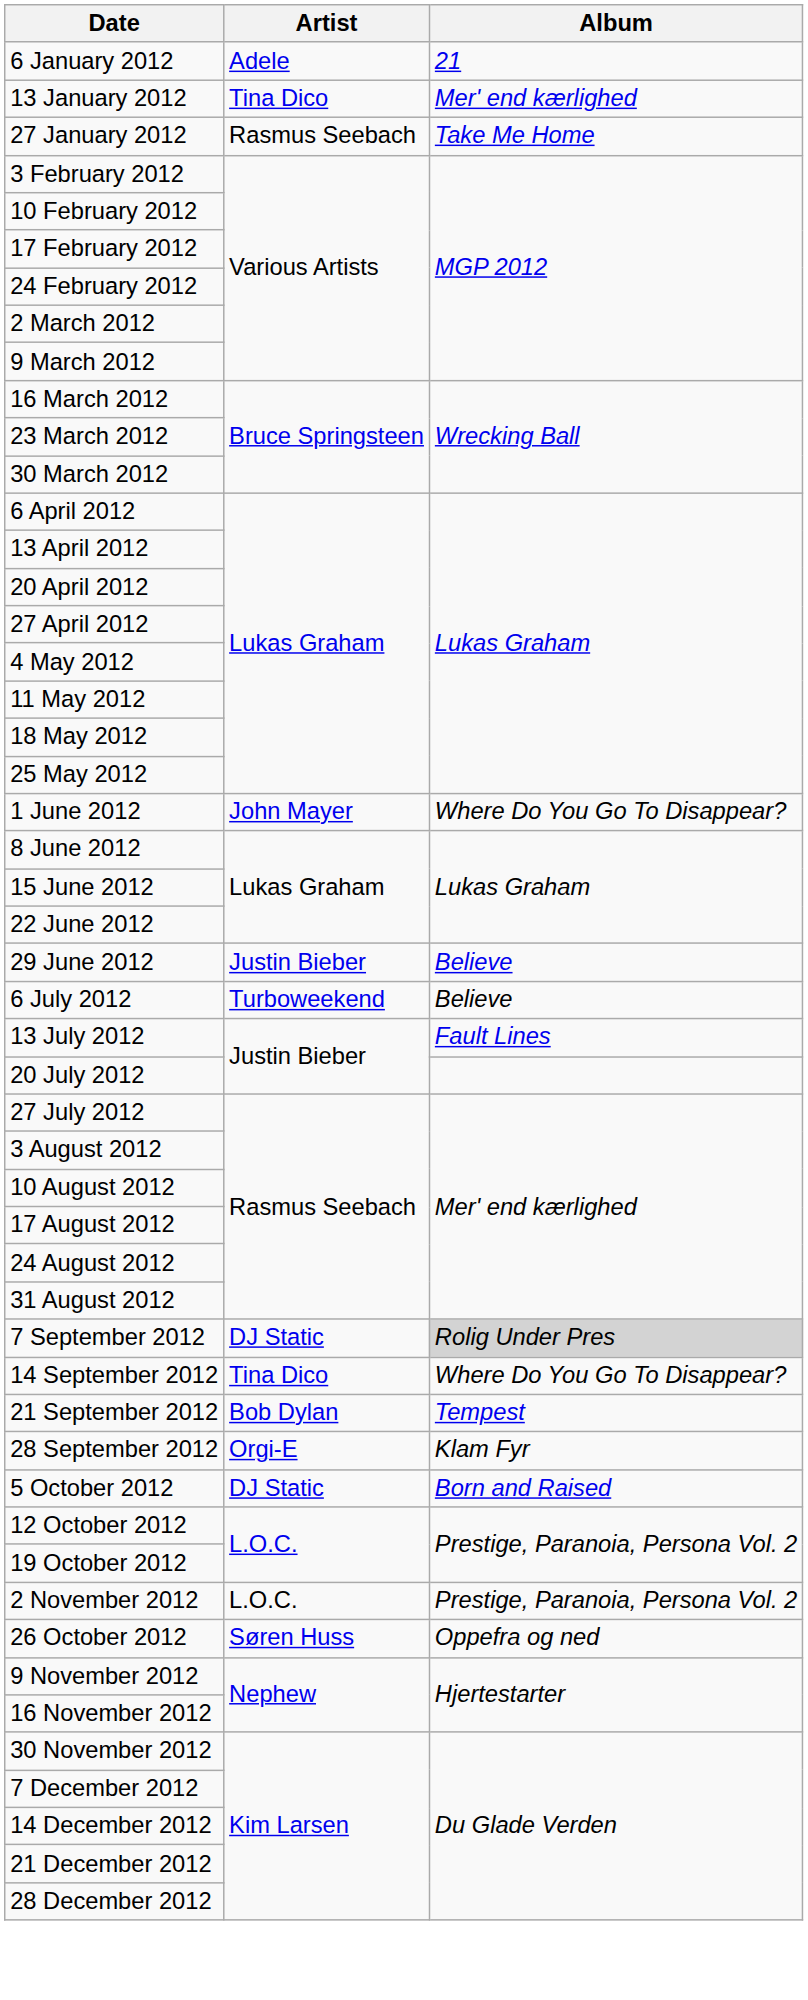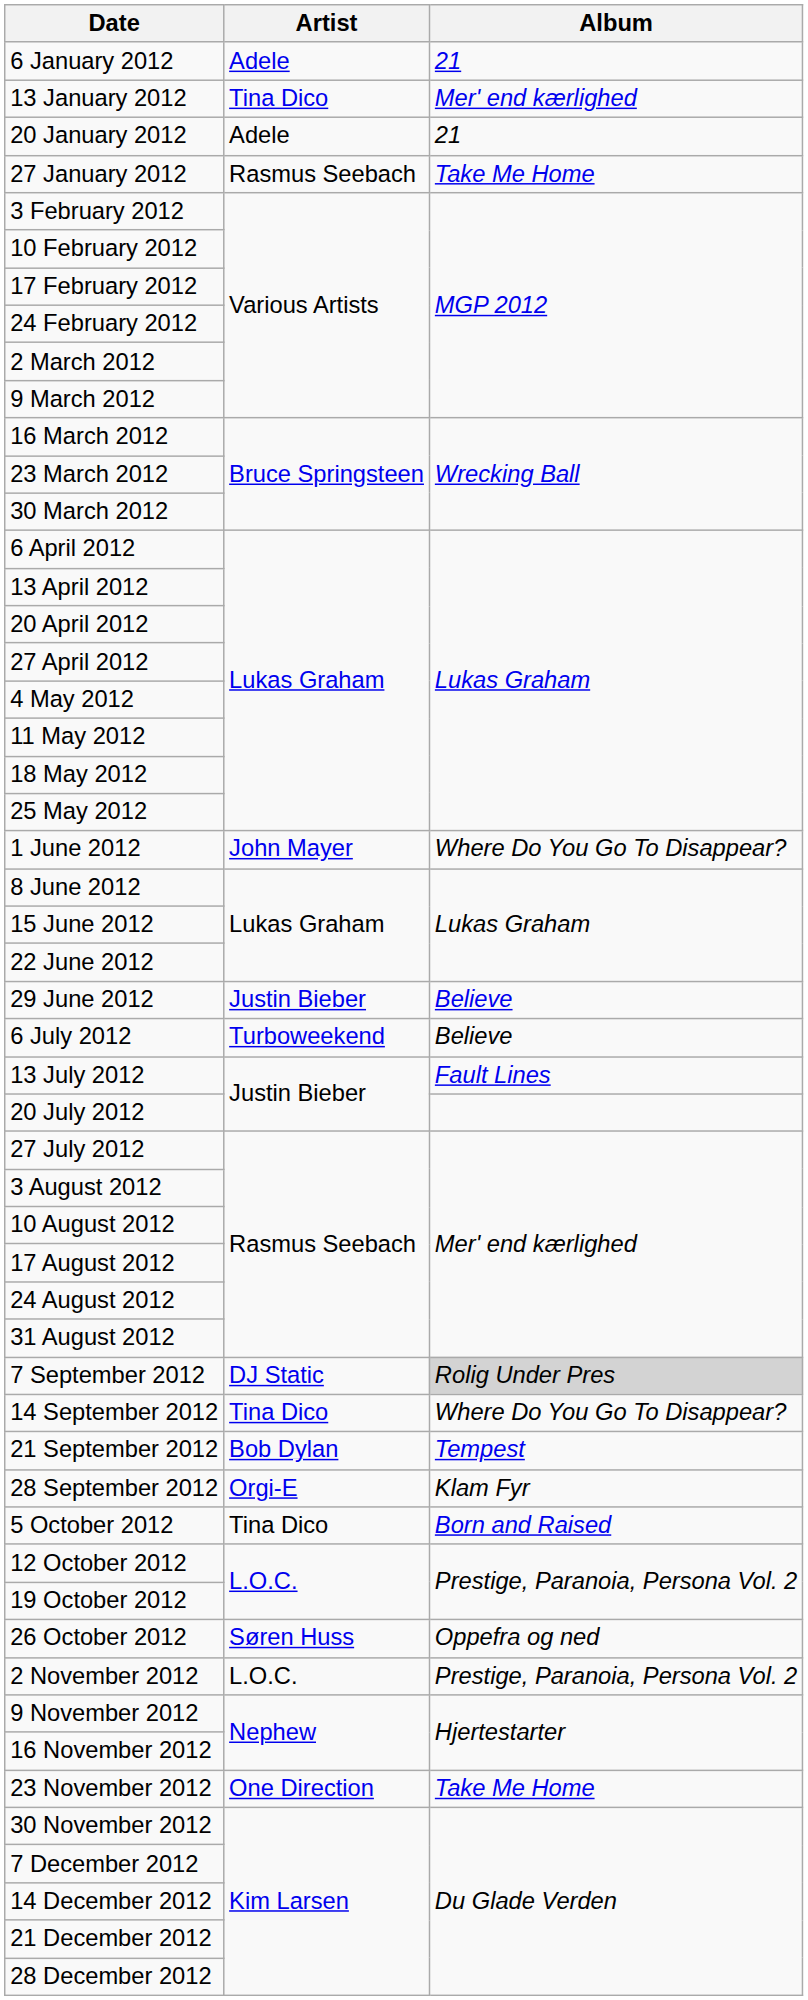+ row: (98, 135)
(276, 1487) DJ Static -> (279, 1525) Tina Dico
rows swapped: (98, 1638) <-> (104, 1600)
+ row: (111, 1788)
